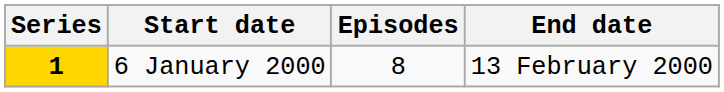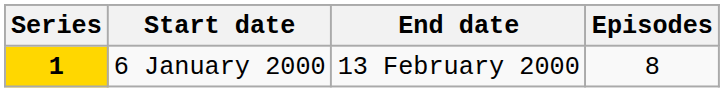columns swapped: (592, 26) <-> (398, 26)
